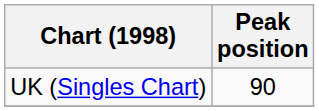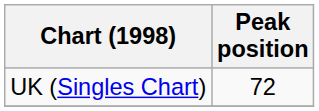(263, 86) 90 -> (263, 86) 72
